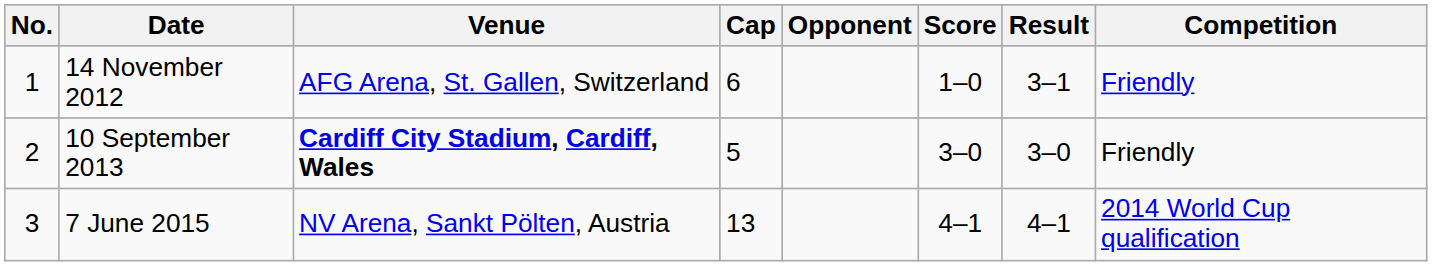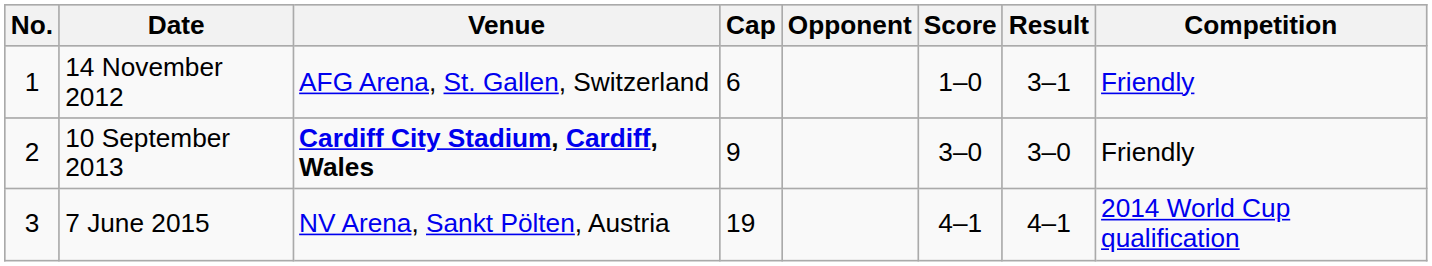(733, 152) 5 -> (733, 152) 9
(741, 223) 13 -> (741, 223) 19
